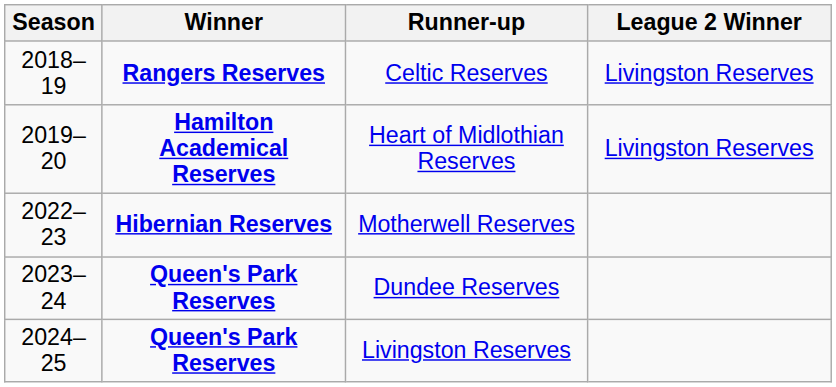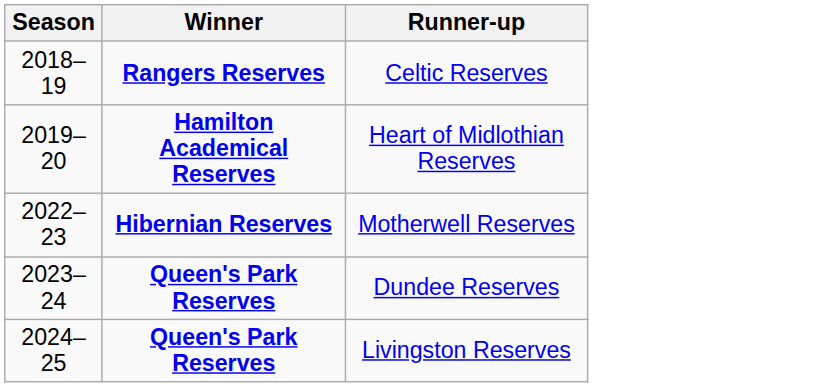- column: (709, 22)
